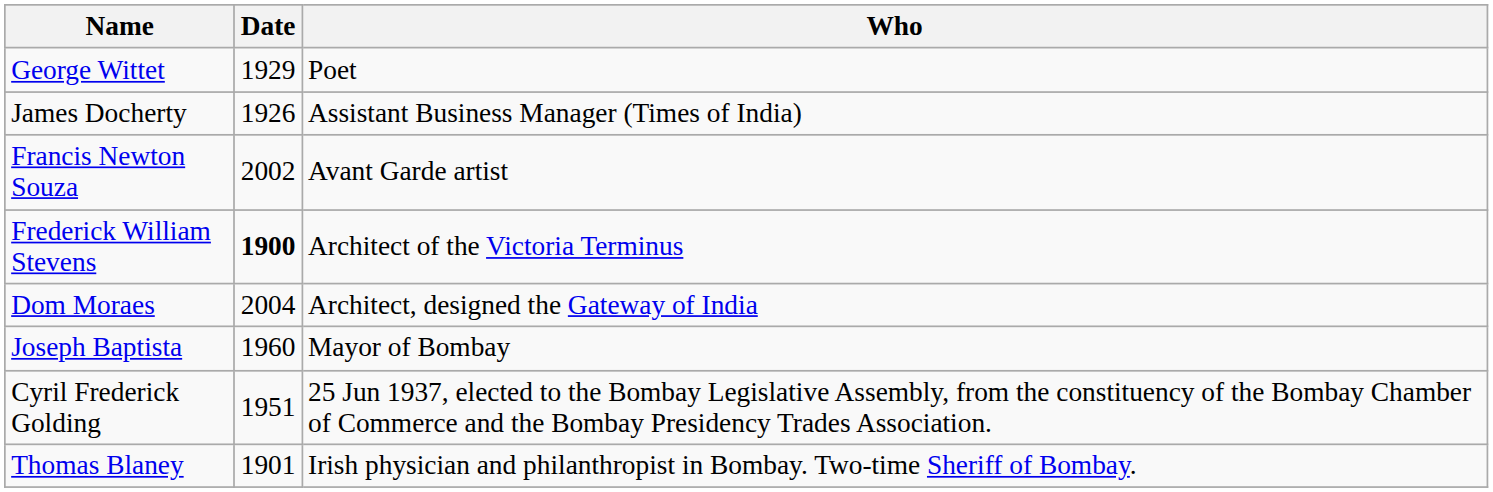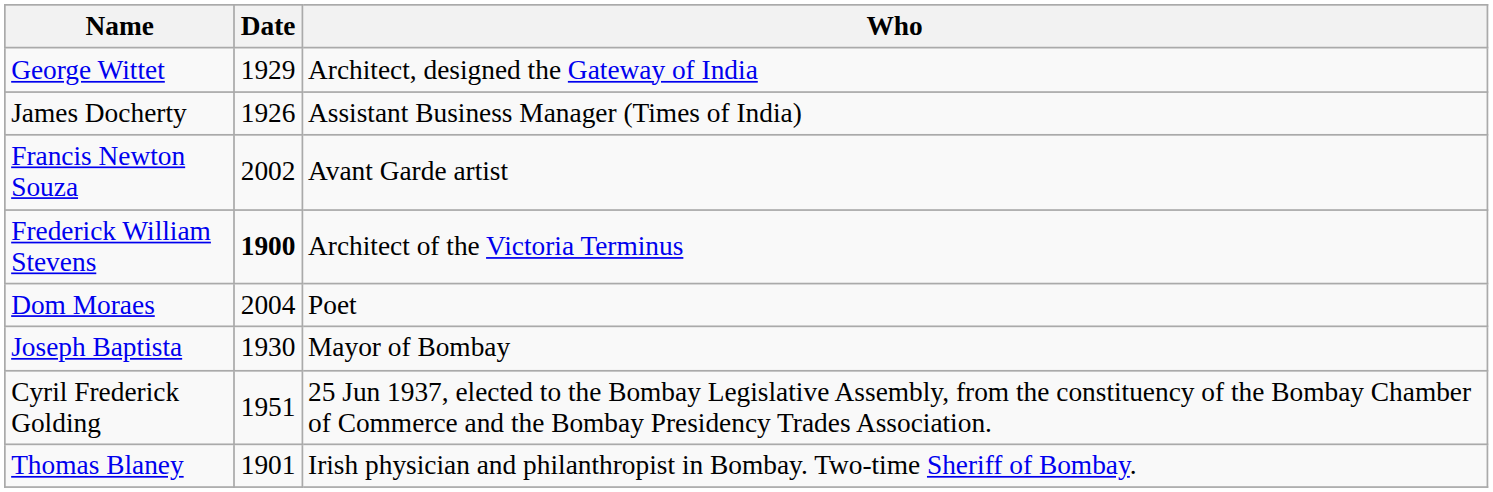(332, 69) Poet -> (533, 69) Architect, designed the Gateway of India
(533, 304) Architect, designed the Gateway of India -> (332, 304) Poet
(268, 348) 1960 -> (268, 348) 1930
